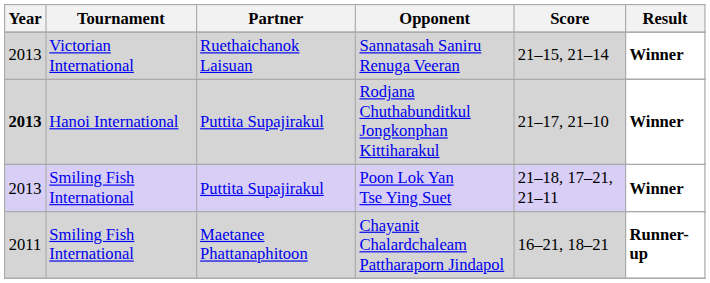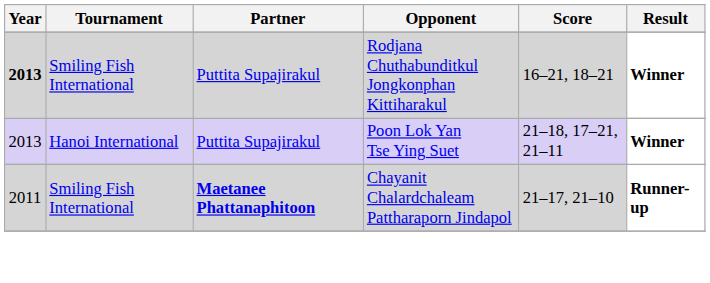- row: (420, 55)
(114, 122) Hanoi International -> (92, 75) Smiling Fish International
(563, 122) 21–17, 21–10 -> (568, 75) 16–21, 18–21
(92, 188) Smiling Fish International -> (114, 141) Hanoi International
(254, 245) normal -> (256, 198) bold
(563, 245) 16–21, 18–21 -> (568, 198) 21–17, 21–10
